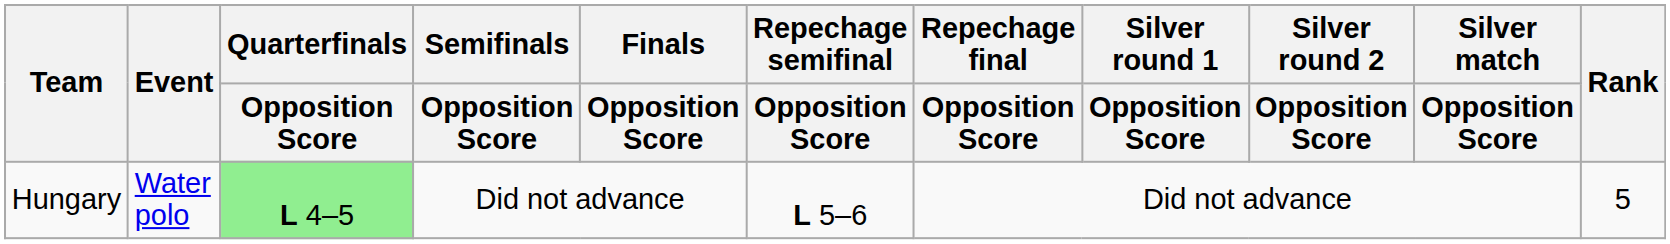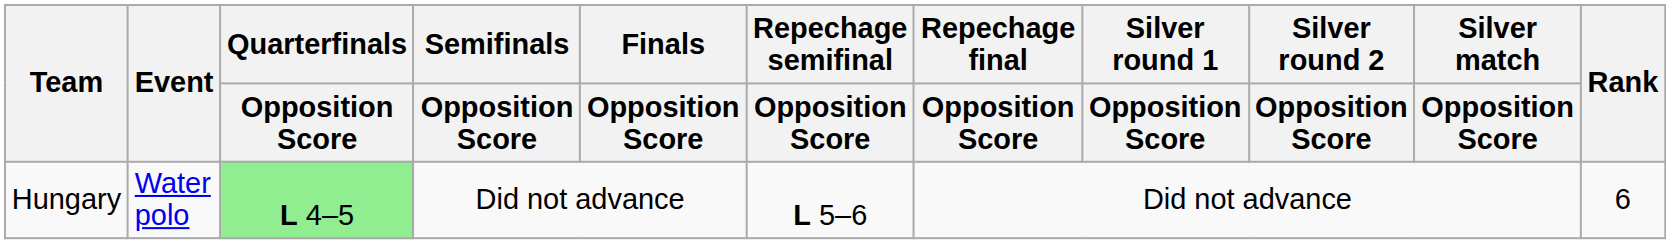(1623, 200) 5 -> (1623, 200) 6
